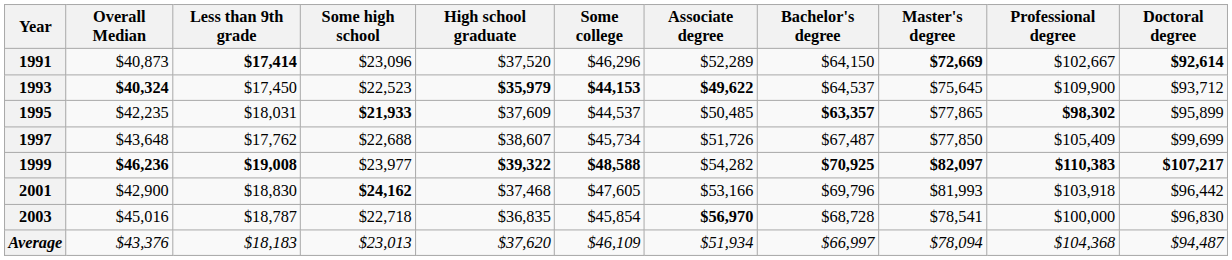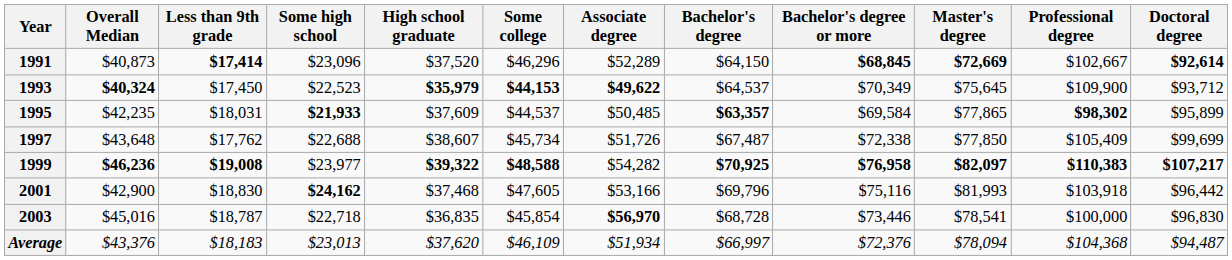+ column: (844, 26)
